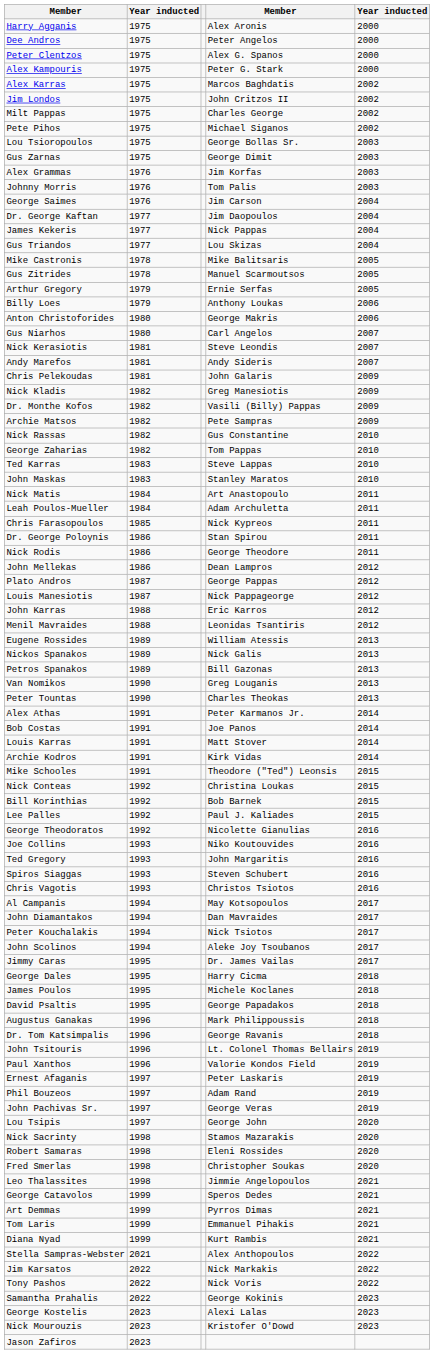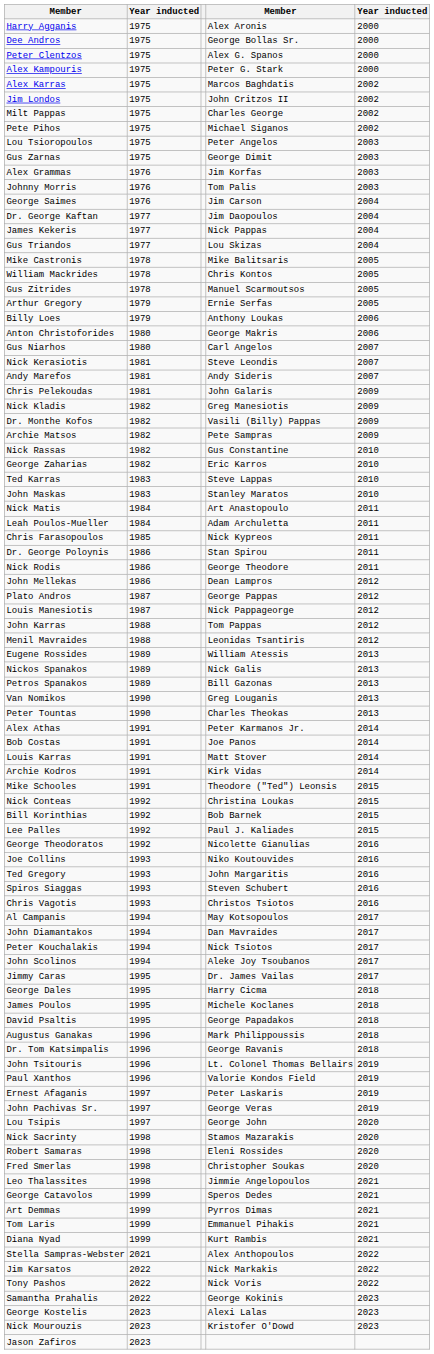(243, 41) Peter Angelos -> (253, 41) George Bollas Sr.
(253, 143) George Bollas Sr. -> (243, 143) Peter Angelos
+ row: (52, 275)
(235, 450) Tom Pappas -> (237, 465) Eric Karros
(237, 611) Eric Karros -> (235, 626) Tom Pappas
- row: (39, 1093)
